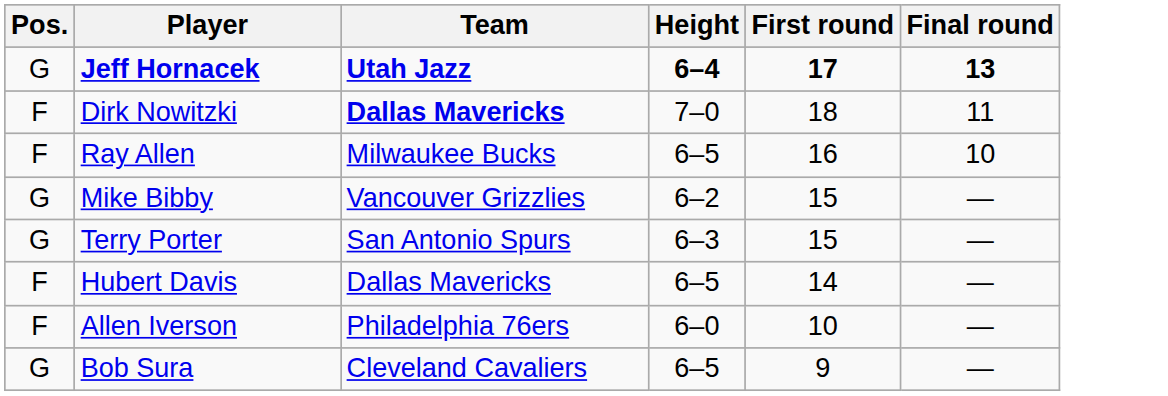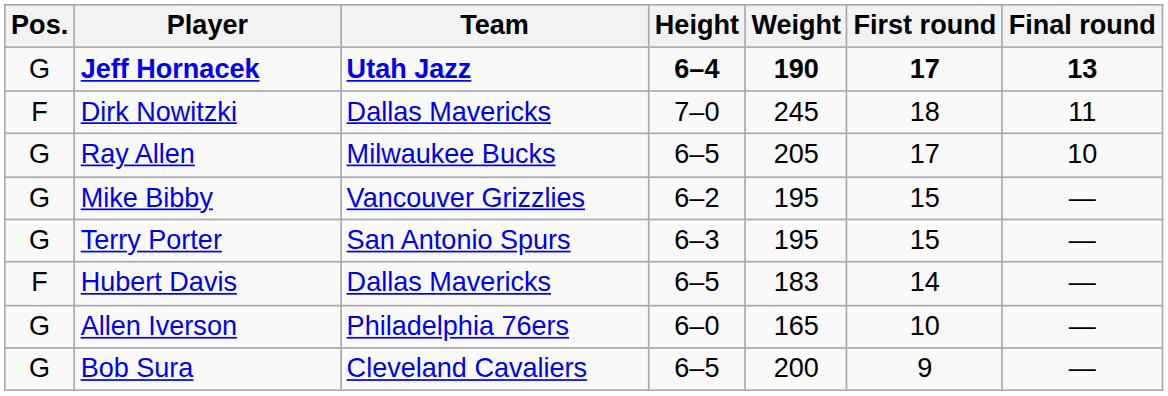+ column: (796, 25)
(456, 111) bold -> (449, 111) normal
(40, 154) F -> (40, 154) G
(823, 154) 16 -> (925, 154) 17
(40, 326) F -> (40, 326) G
